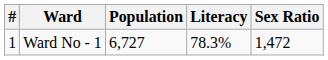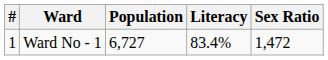(211, 42) 78.3% -> (211, 42) 83.4%
